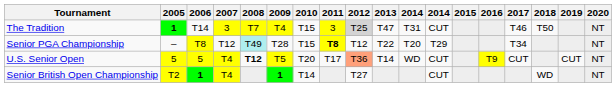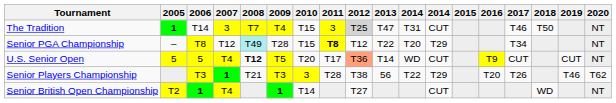+ row: (72, 75)
